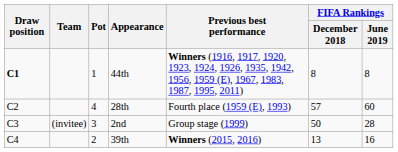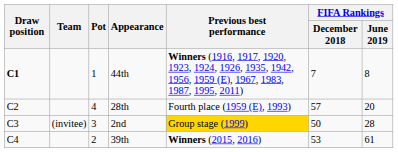(313, 73) 8 -> (313, 73) 7
(370, 107) 60 -> (370, 107) 20
(208, 123) no background -> (208, 123) gold background
(316, 139) 13 -> (316, 139) 53
(370, 139) 16 -> (370, 139) 61
